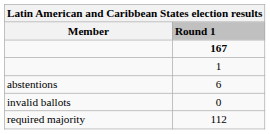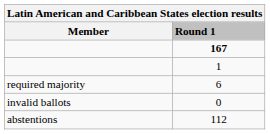(32, 84) abstentions -> (46, 84) required majority
(46, 119) required majority -> (32, 119) abstentions
